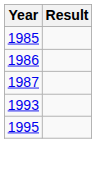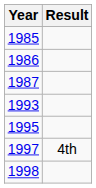+ row: (23, 149)
+ row: (23, 171)
